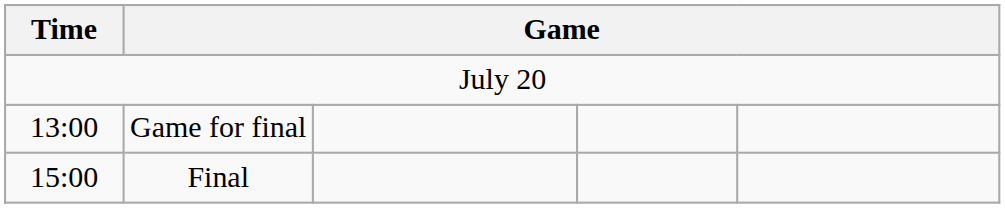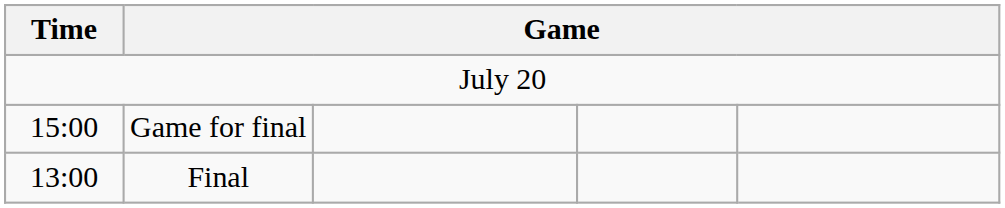(64, 128) 13:00 -> (64, 128) 15:00
(64, 177) 15:00 -> (64, 177) 13:00
